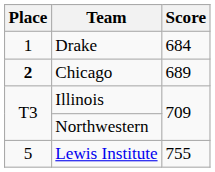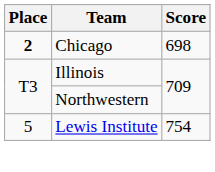- row: (76, 45)
(178, 72) 689 -> (178, 45) 698
(178, 153) 755 -> (178, 126) 754
